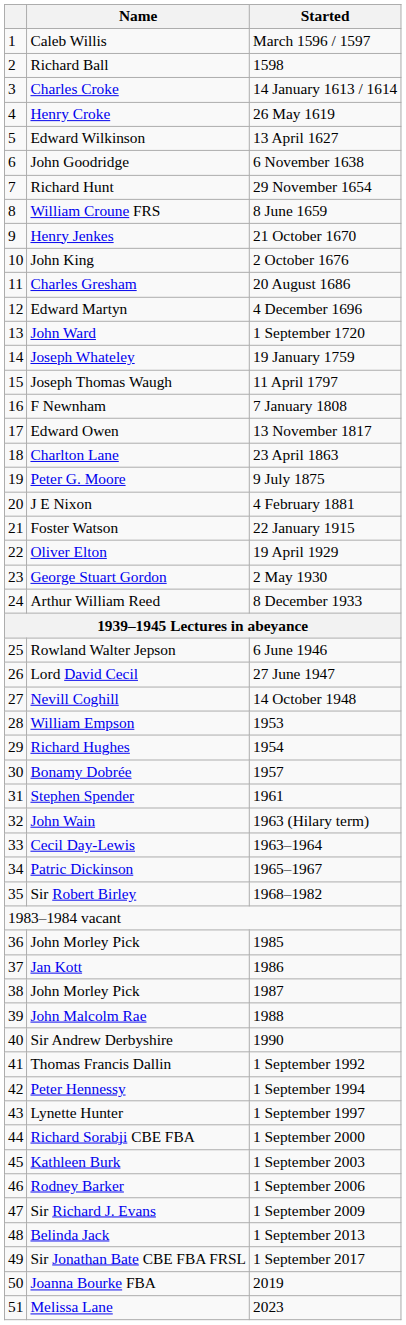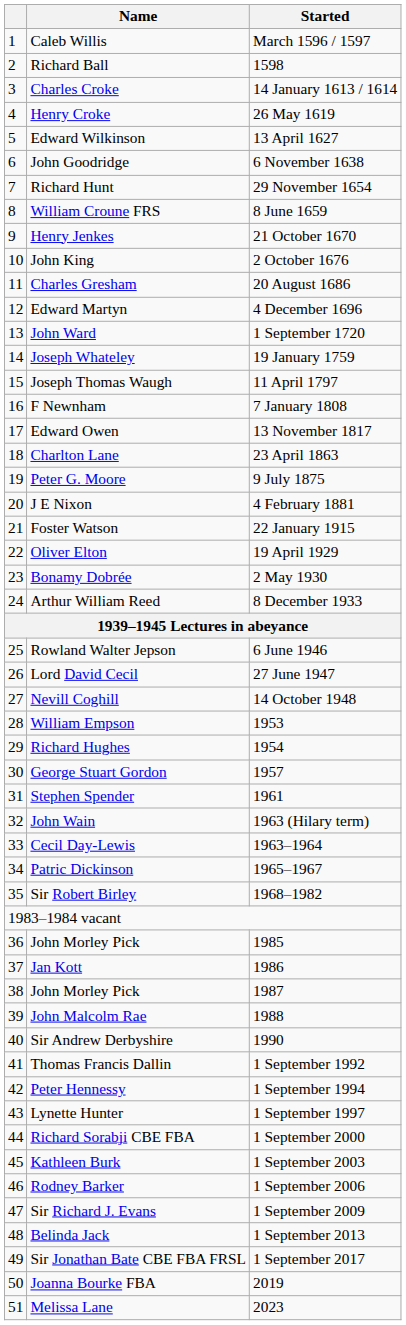(99, 576) George Stuart Gordon -> (81, 576) Bonamy Dobrée
(81, 771) Bonamy Dobrée -> (99, 771) George Stuart Gordon
